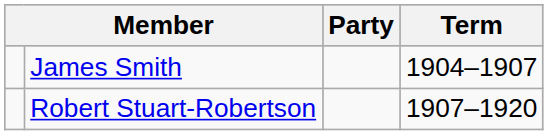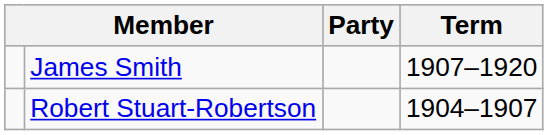(472, 66) 1904–1907 -> (472, 66) 1907–1920
(472, 108) 1907–1920 -> (472, 108) 1904–1907
